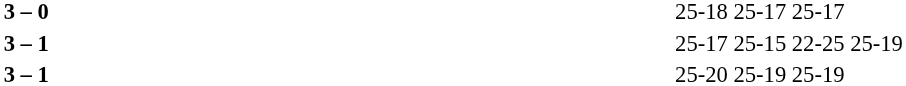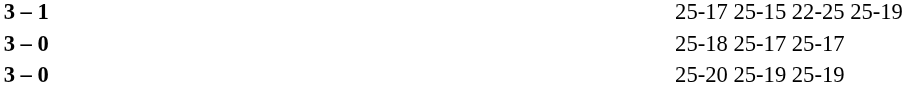rows swapped: (760, 11) <-> (789, 43)
(26, 74) 3 – 1 -> (26, 74) 3 – 0
